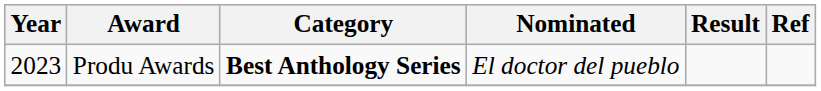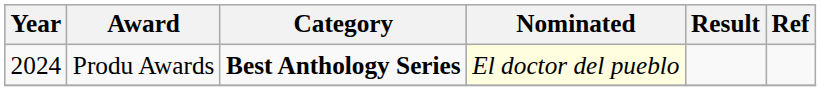(36, 64) 2023 -> (36, 64) 2024
(576, 64) no background -> (576, 64) lightyellow background
